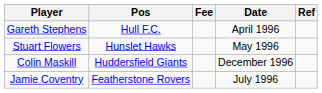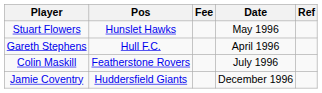rows swapped: (47, 29) <-> (47, 46)
(141, 63) Huddersfield Giants -> (141, 63) Featherstone Rovers
(256, 63) December 1996 -> (256, 63) July 1996
(141, 79) Featherstone Rovers -> (141, 79) Huddersfield Giants
(256, 79) July 1996 -> (256, 79) December 1996
